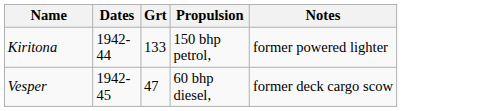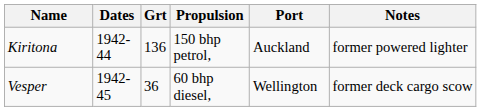+ column: (289, 16)
(155, 47) 133 -> (155, 47) 136
(151, 86) 47 -> (151, 86) 36
